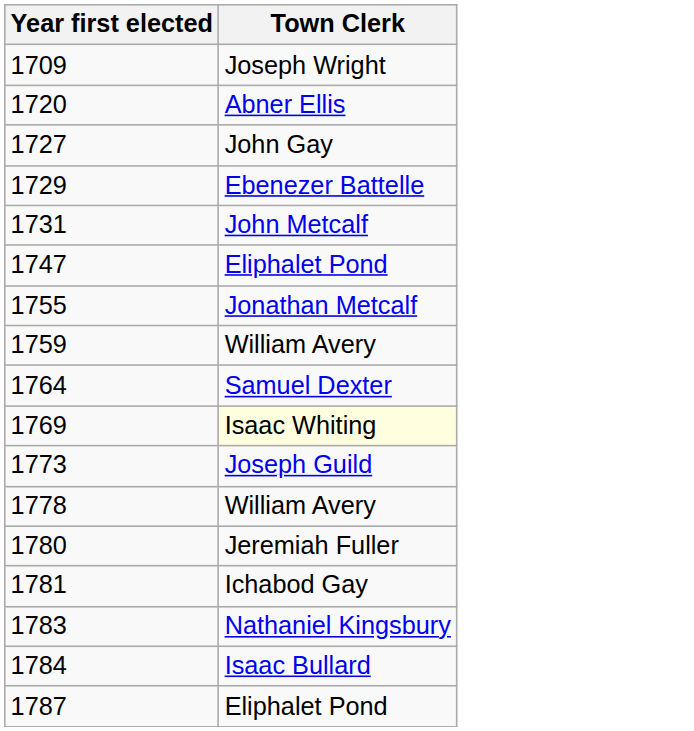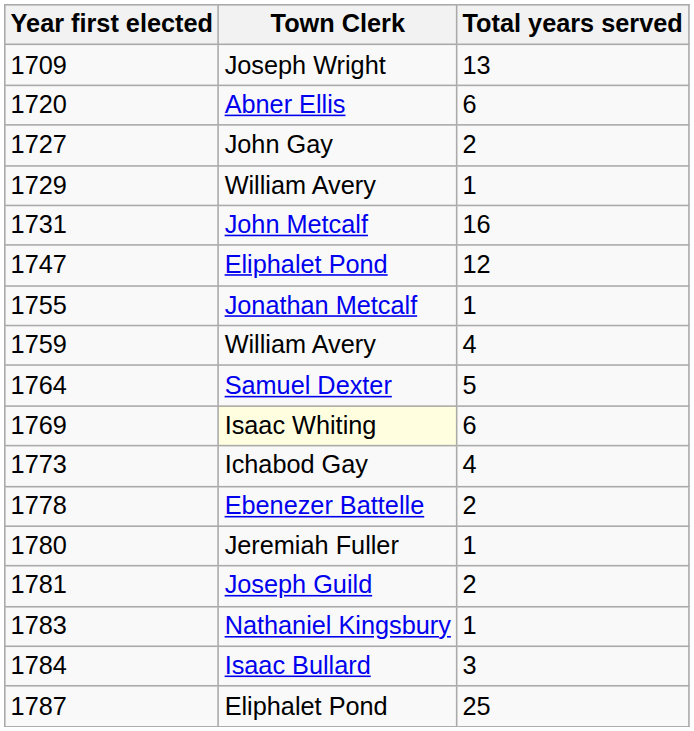+ column: (573, 24)
(324, 184) Ebenezer Battelle -> (300, 184) William Avery
(298, 465) Joseph Guild -> (296, 465) Ichabod Gay
(300, 505) William Avery -> (324, 505) Ebenezer Battelle
(296, 585) Ichabod Gay -> (298, 585) Joseph Guild
